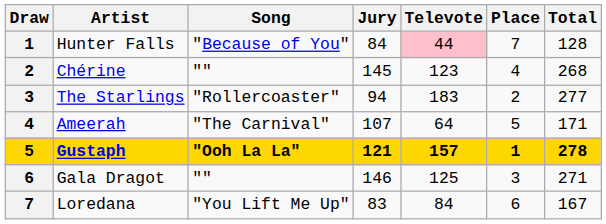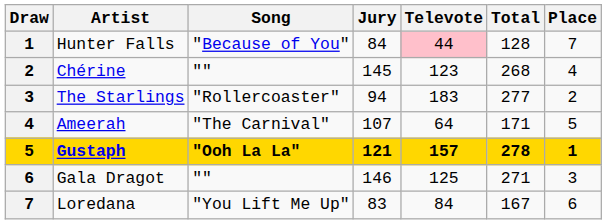columns swapped: (572, 18) <-> (516, 18)
